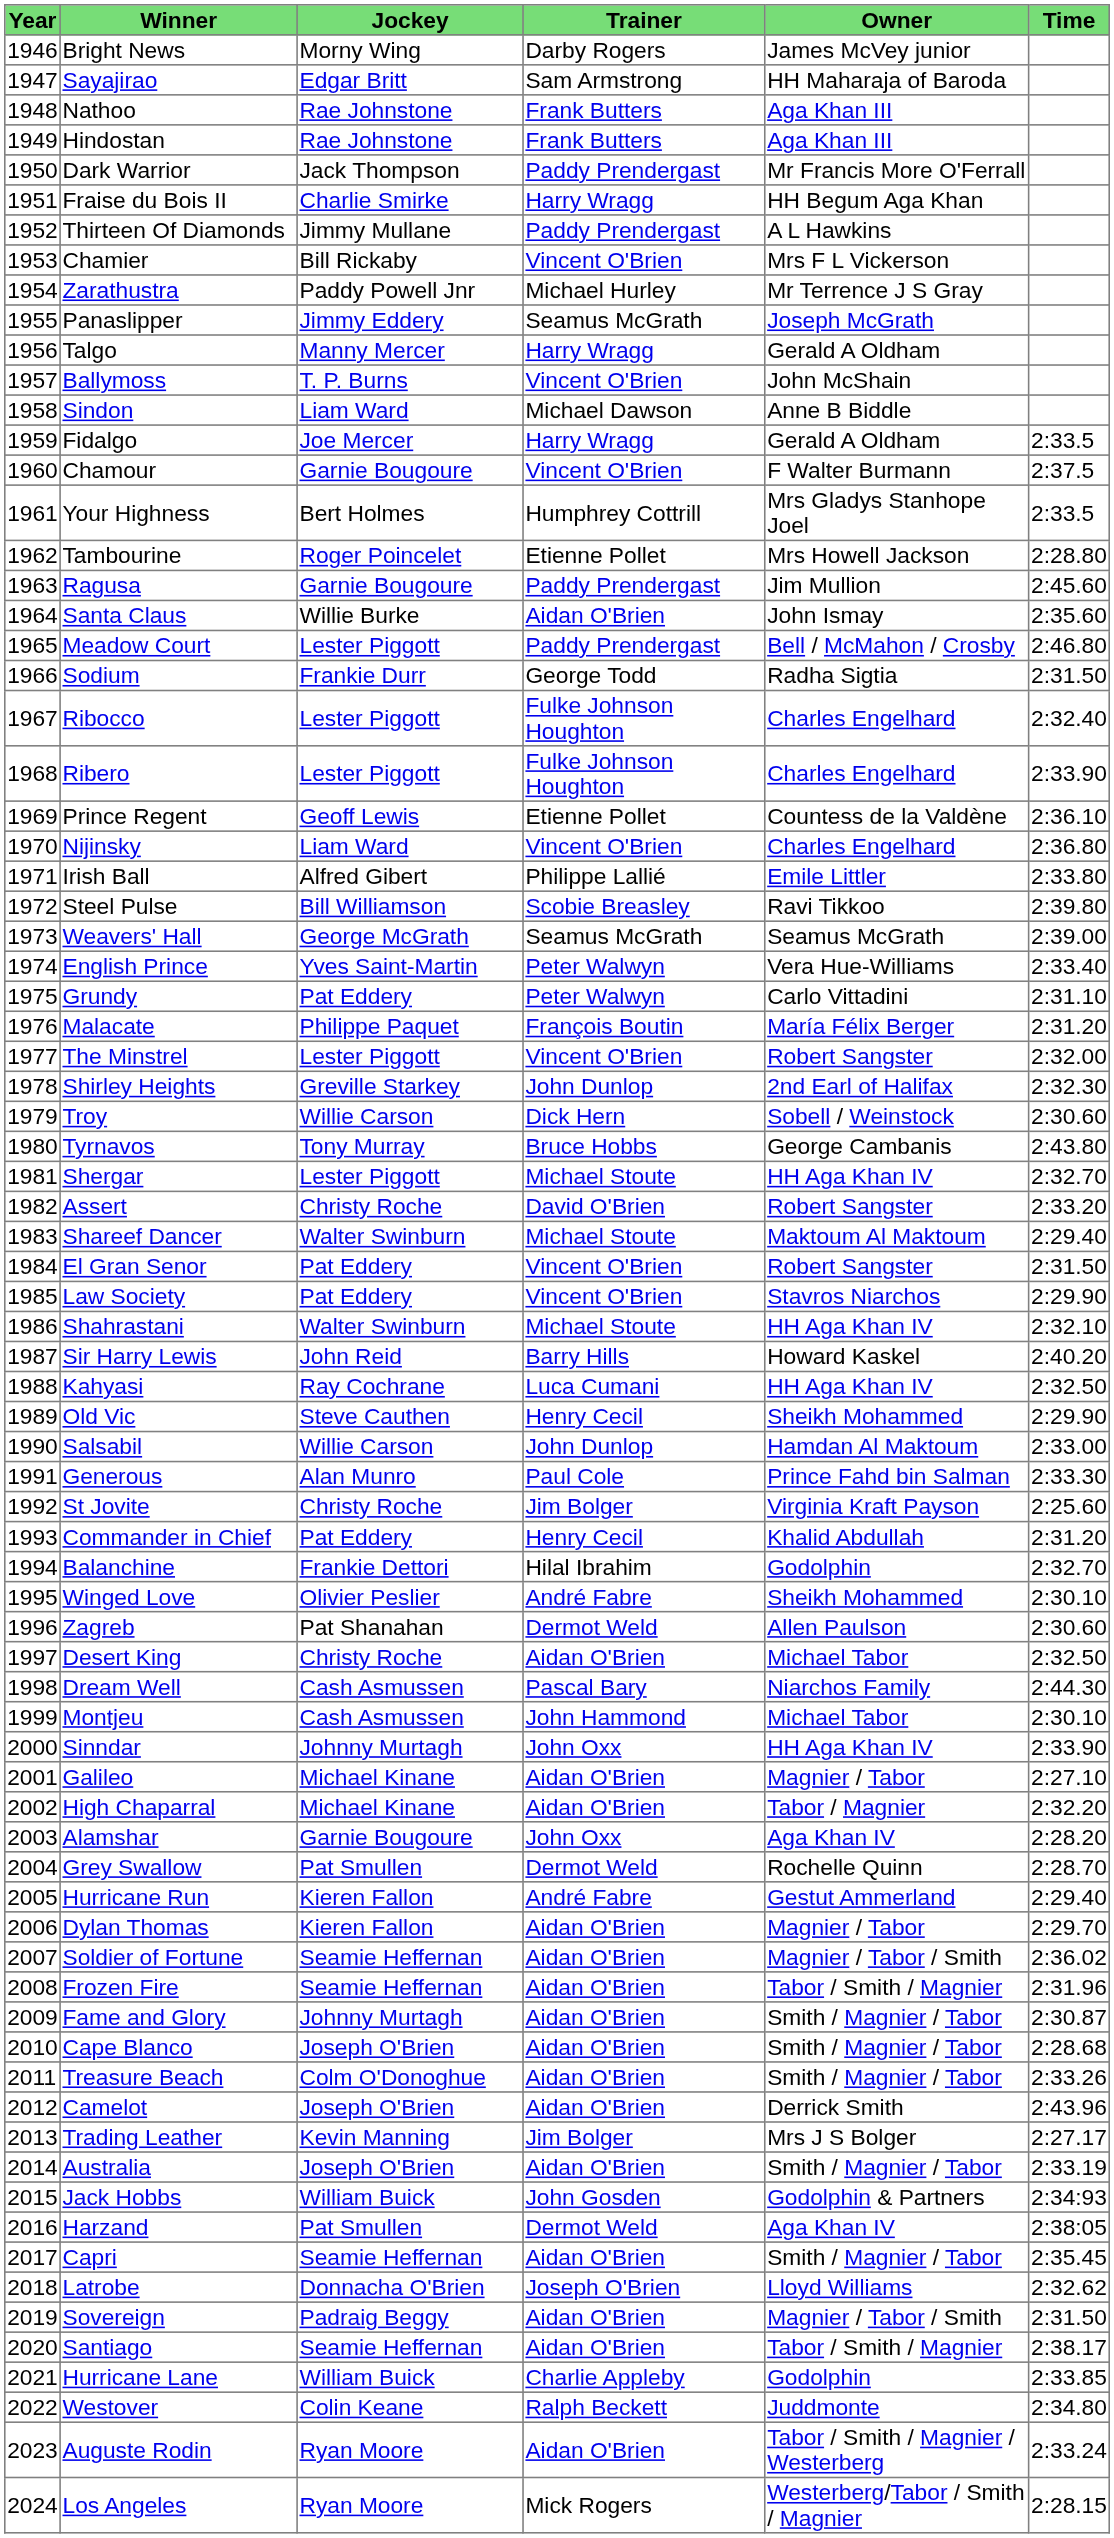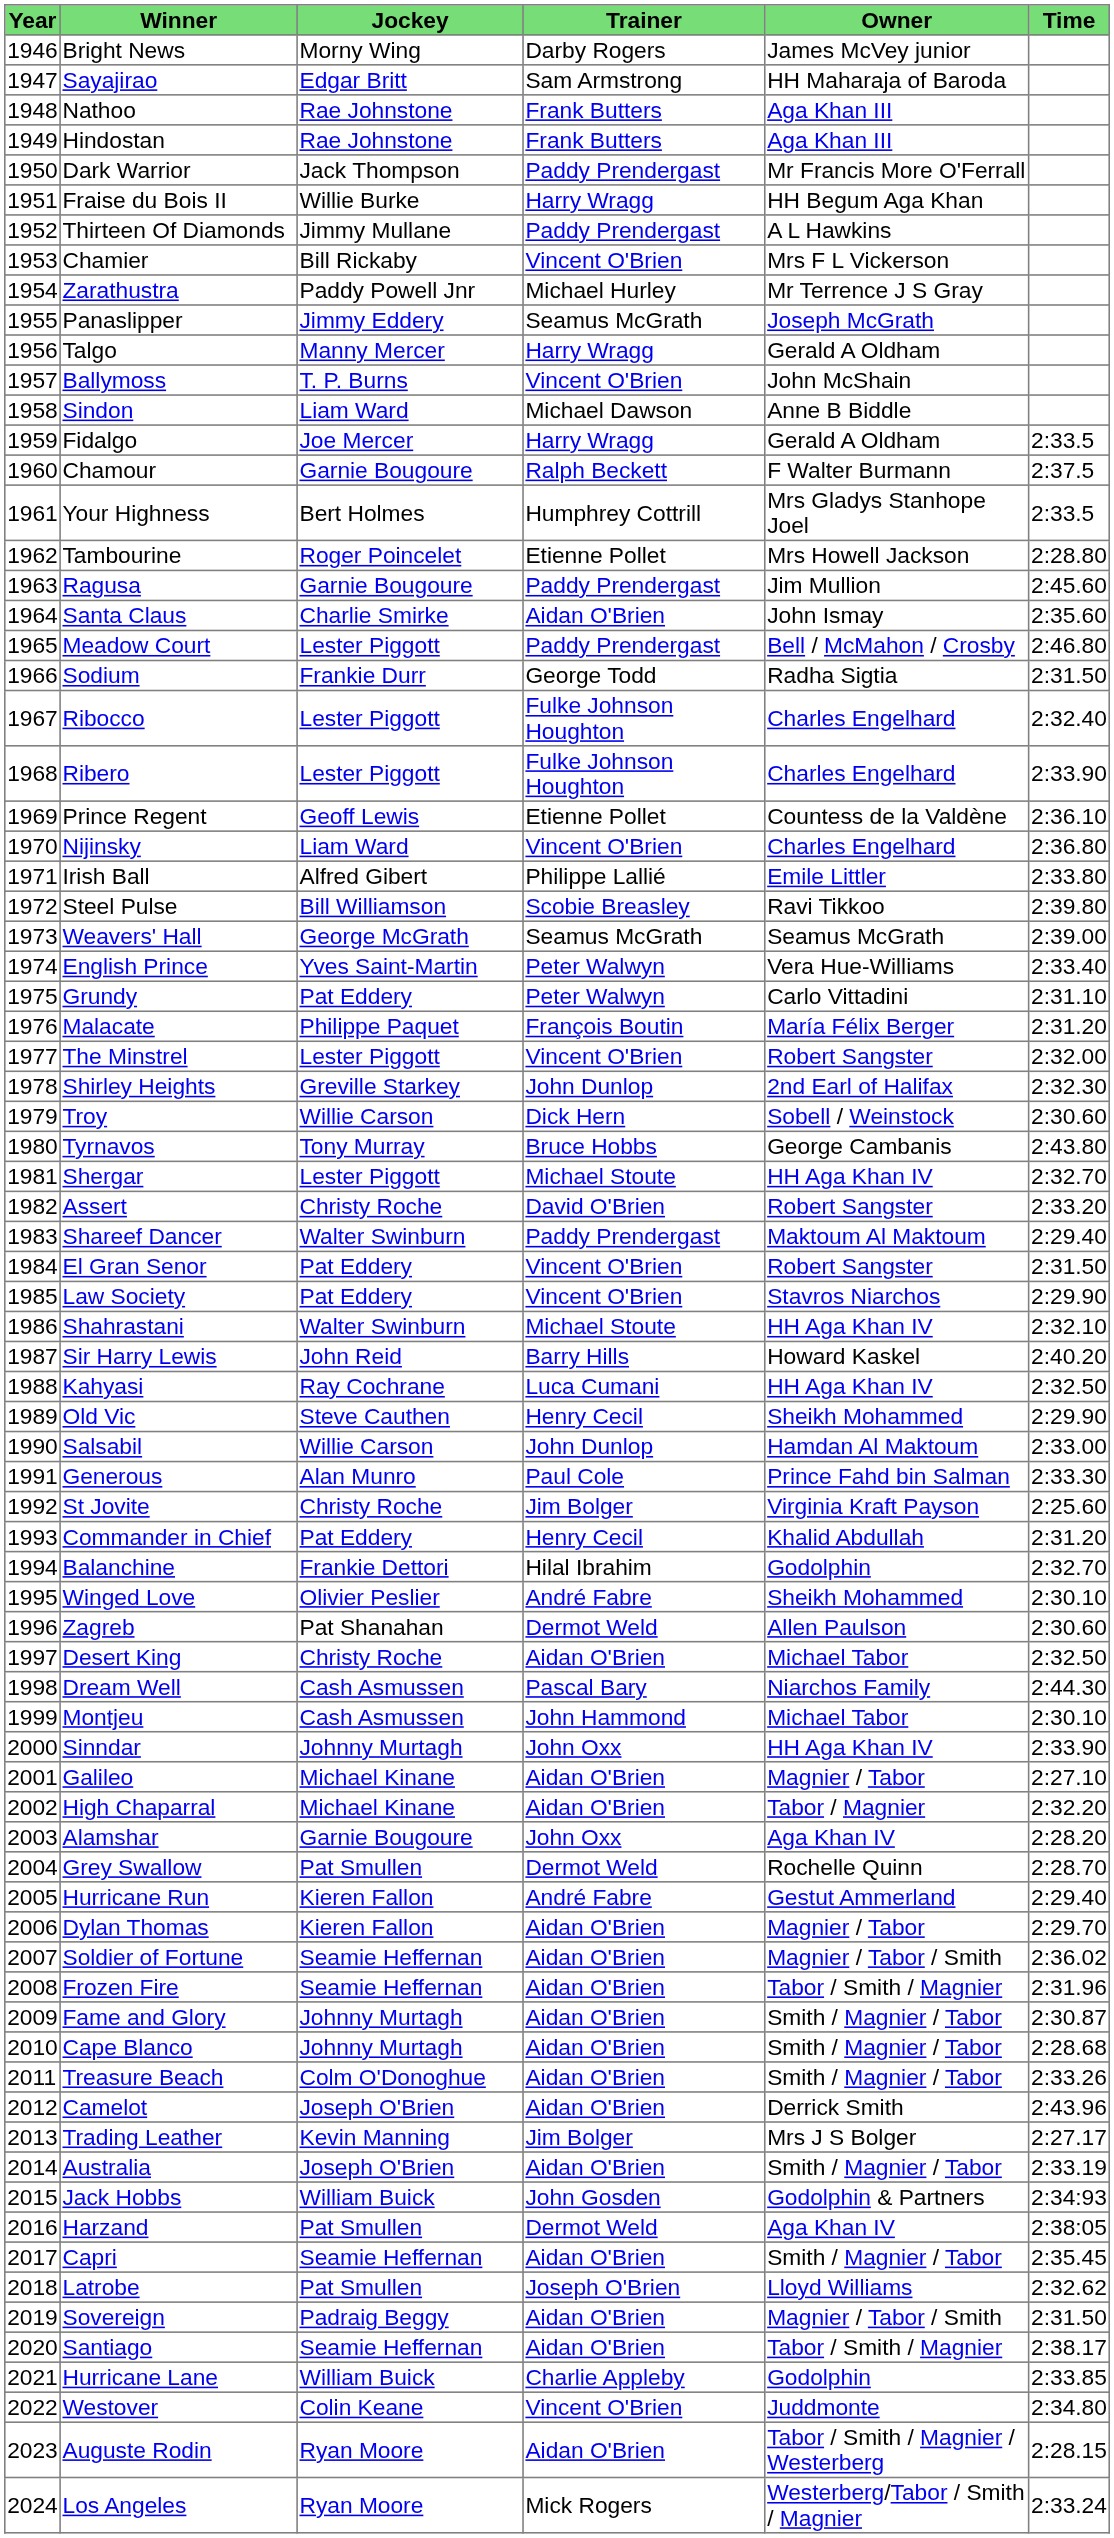(374, 200) Charlie Smirke -> (360, 200) Willie Burke
(604, 470) Vincent O'Brien -> (596, 470) Ralph Beckett
(360, 615) Willie Burke -> (374, 615) Charlie Smirke
(601, 1236) Michael Stoute -> (623, 1236) Paddy Prendergast
(377, 2047) Joseph O'Brien -> (381, 2047) Johnny Murtagh
(392, 2287) Donnacha O'Brien -> (361, 2287) Pat Smullen
(596, 2407) Ralph Beckett -> (604, 2407) Vincent O'Brien
(1069, 2450) 2:33.24 -> (1069, 2450) 2:28.15
(1069, 2505) 2:28.15 -> (1069, 2505) 2:33.24
